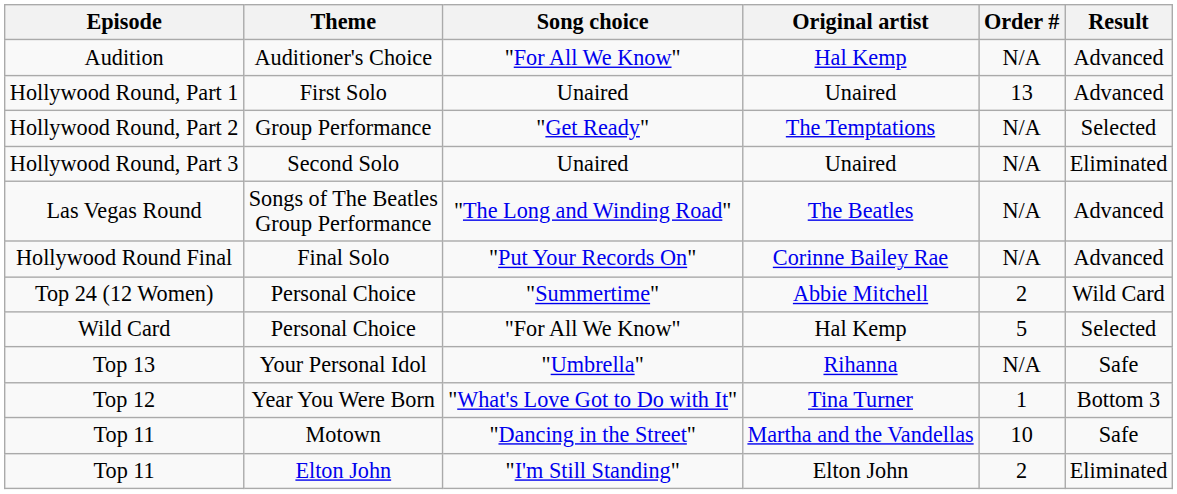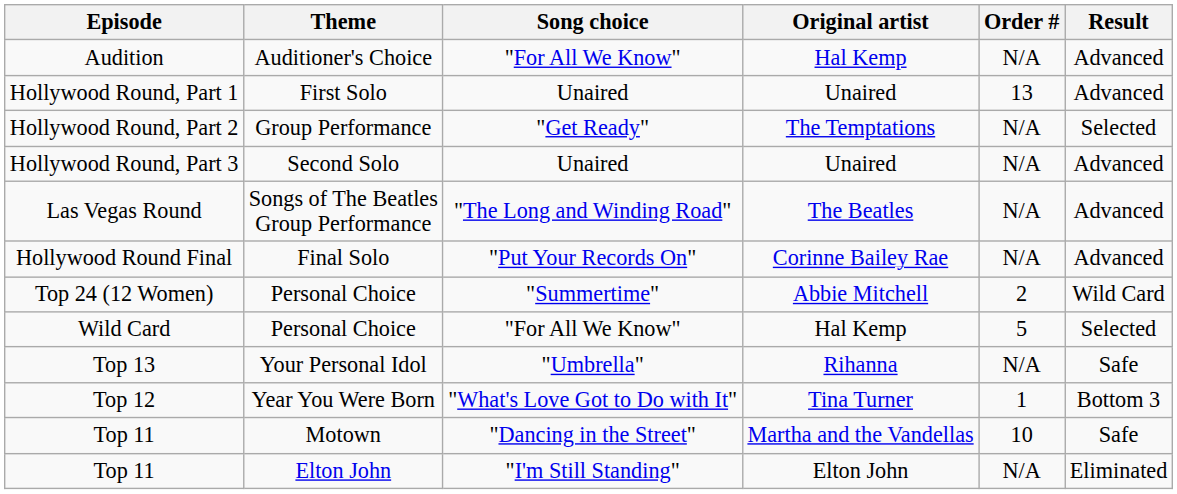(1119, 163) Eliminated -> (1119, 163) Advanced
(1022, 470) 2 -> (1022, 470) N/A
